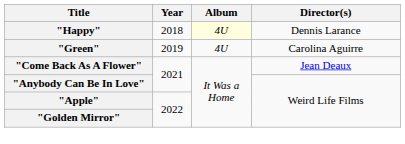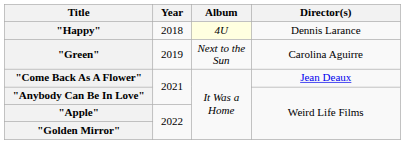(221, 48) 4U -> (221, 54) Next to the Sun
